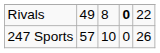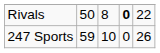(87, 15) 49 -> (87, 15) 50
(87, 36) 57 -> (87, 36) 59
